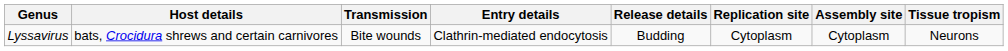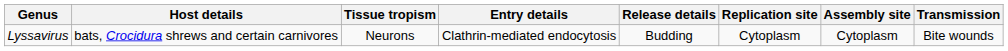columns swapped: (954, 14) <-> (386, 14)
